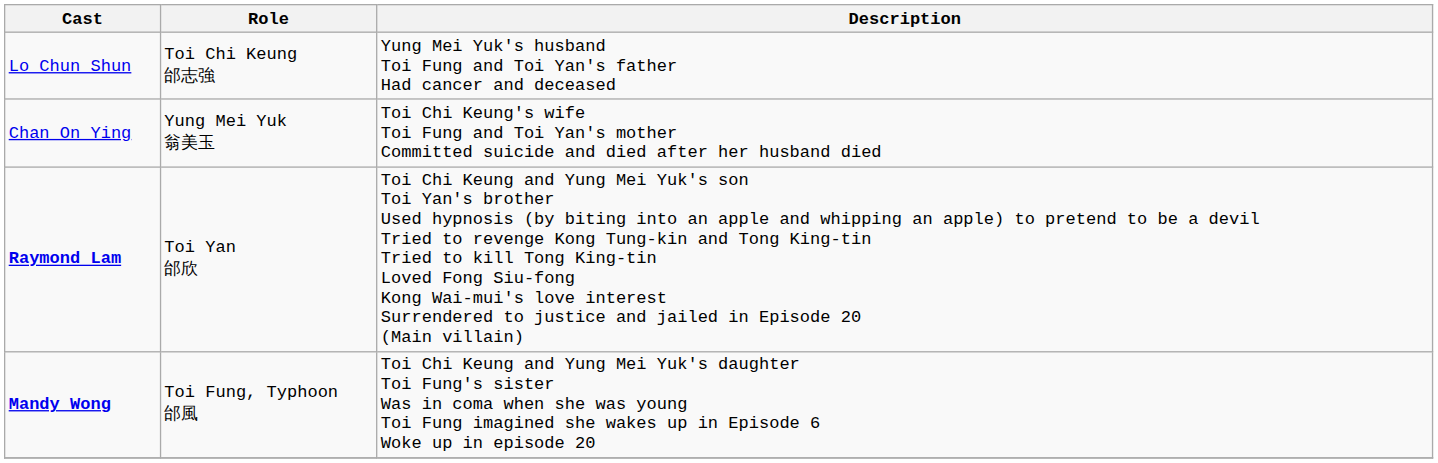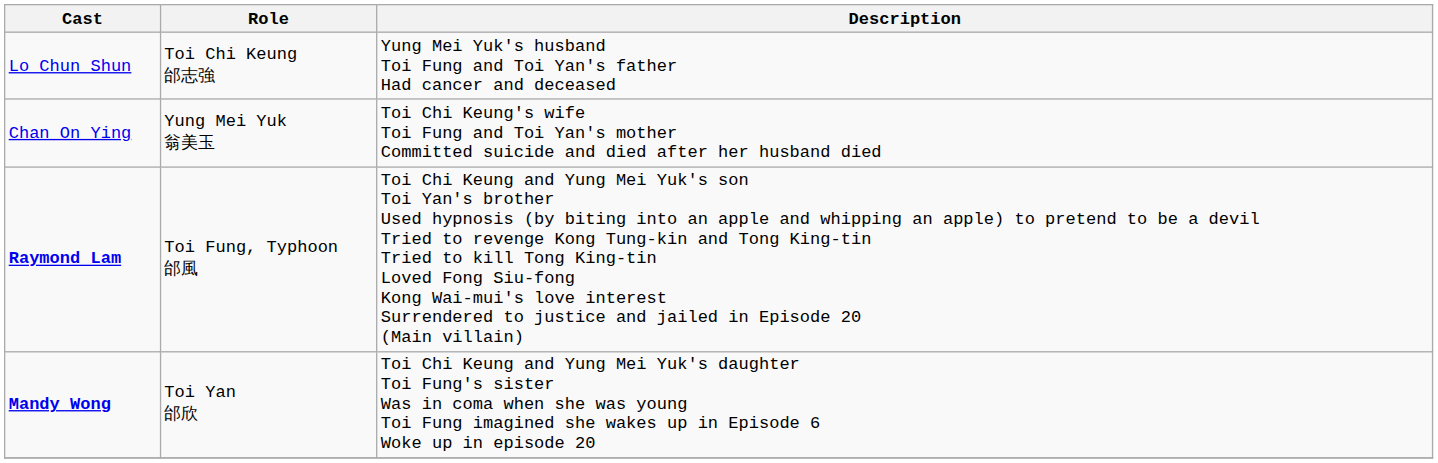(200, 258) Toi Yan 邰欣 -> (251, 258) Toi Fung, Typhoon 邰風
(251, 404) Toi Fung, Typhoon 邰風 -> (200, 404) Toi Yan 邰欣
